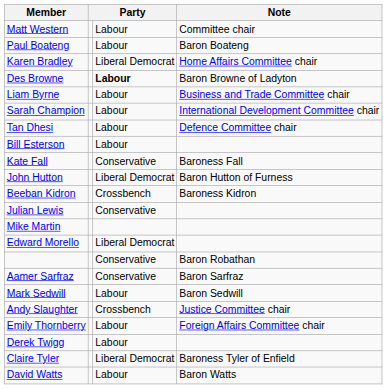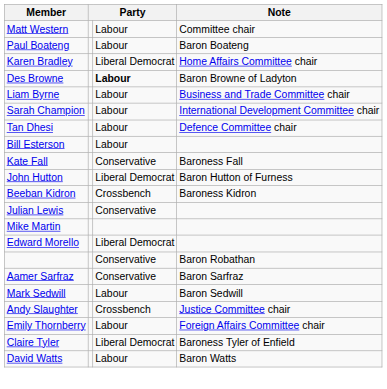- row: (36, 342)
